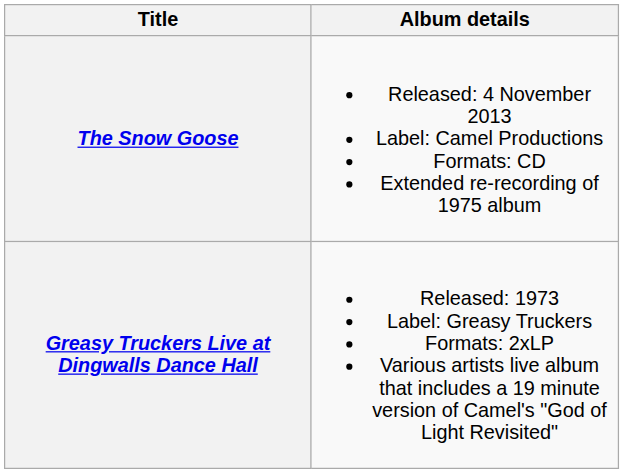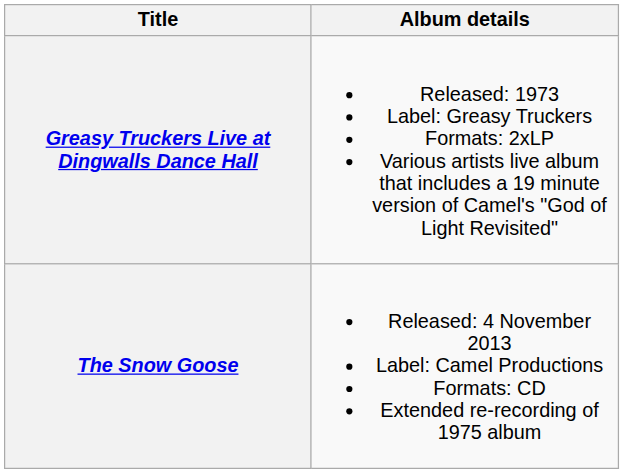rows swapped: (158, 354) <-> (158, 138)
